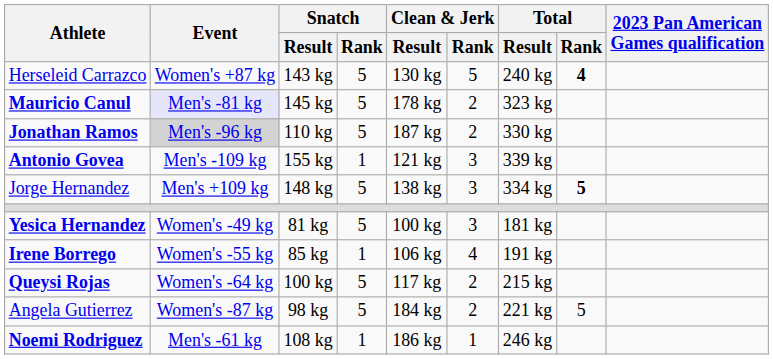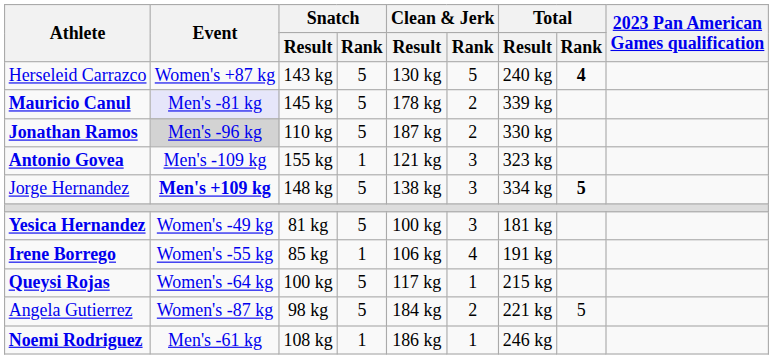(527, 103) 323 kg -> (527, 103) 339 kg
(527, 160) 339 kg -> (527, 160) 323 kg
(215, 189) normal -> (215, 189) bold
(473, 282) 2 -> (473, 282) 1
